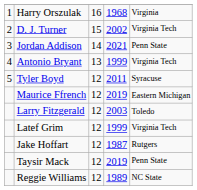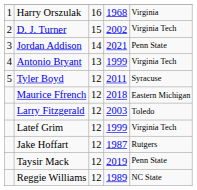(117, 95) 2019 -> (117, 95) 2018
